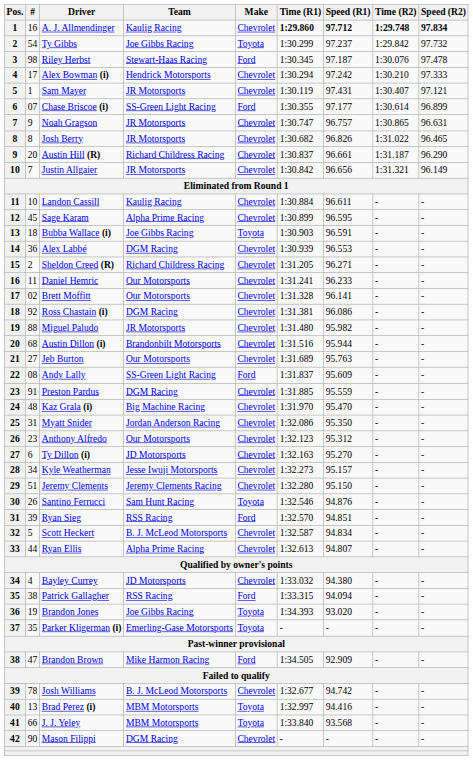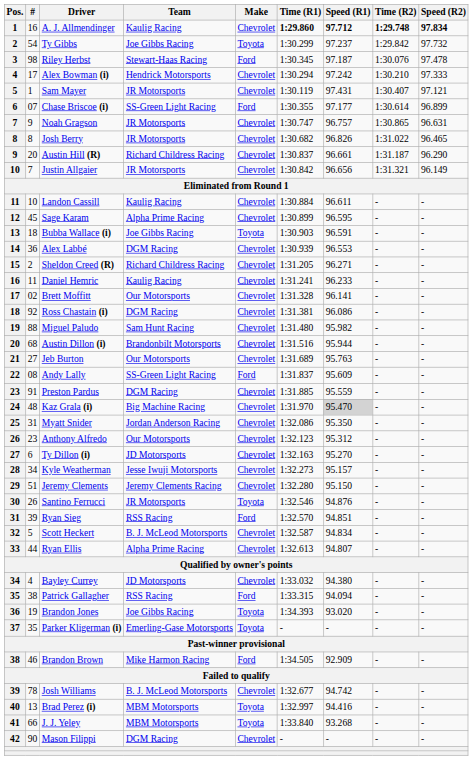(158, 281) Our Motorsports -> (154, 281) Kaulig Racing
(156, 328) JR Motorsports -> (160, 328) Sam Hunt Racing
(339, 407) no background -> (339, 407) lightgrey background
(160, 502) Sam Hunt Racing -> (156, 502) JR Motorsports
(33, 659) 47 -> (33, 659) 46
(339, 723) 93.568 -> (339, 723) 93.268
